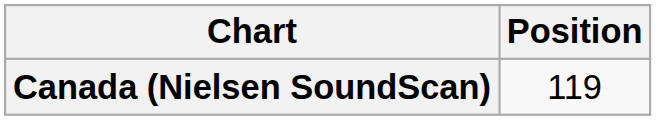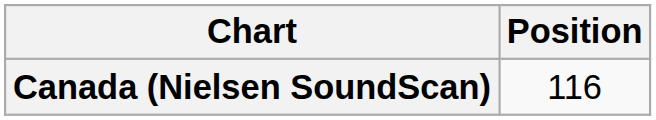(575, 86) 119 -> (575, 86) 116
